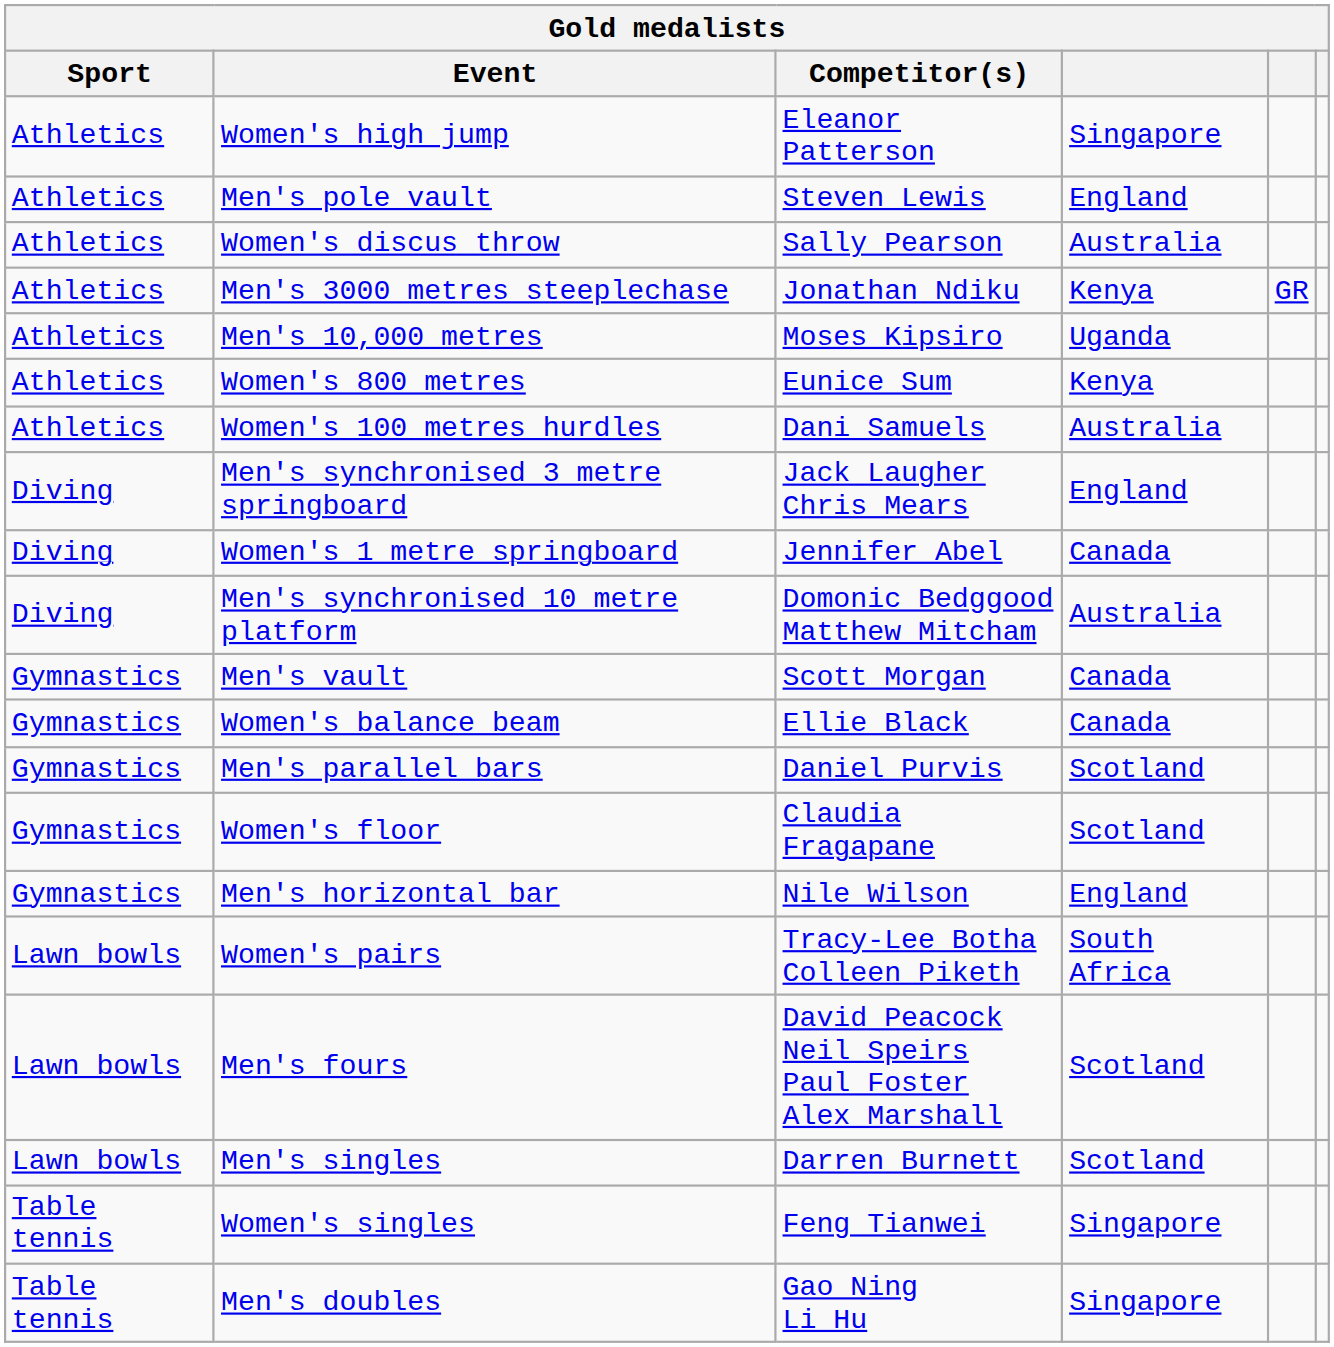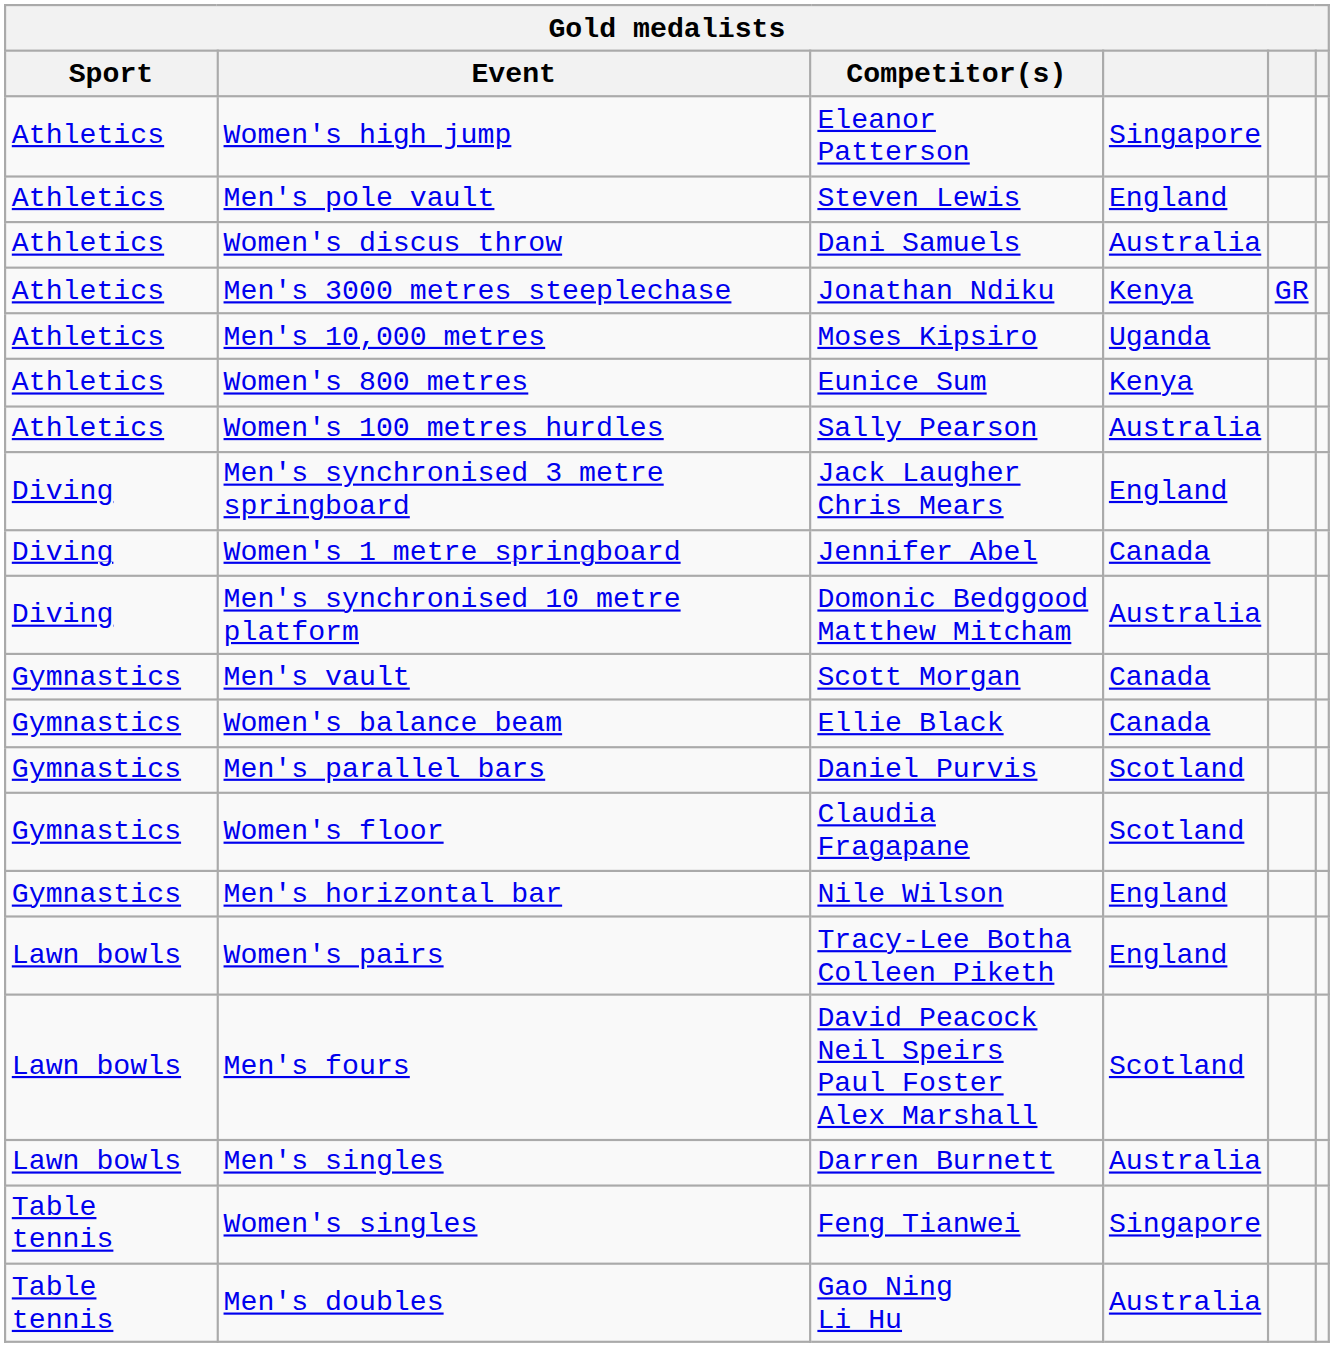(893, 245) Sally Pearson -> (919, 245) Dani Samuels
(884, 428) Dani Samuels -> (927, 428) Sally Pearson
(1120, 956) South Africa -> (1168, 956) England
(1137, 1162) Scotland -> (1185, 1162) Australia
(1145, 1303) Singapore -> (1185, 1303) Australia
